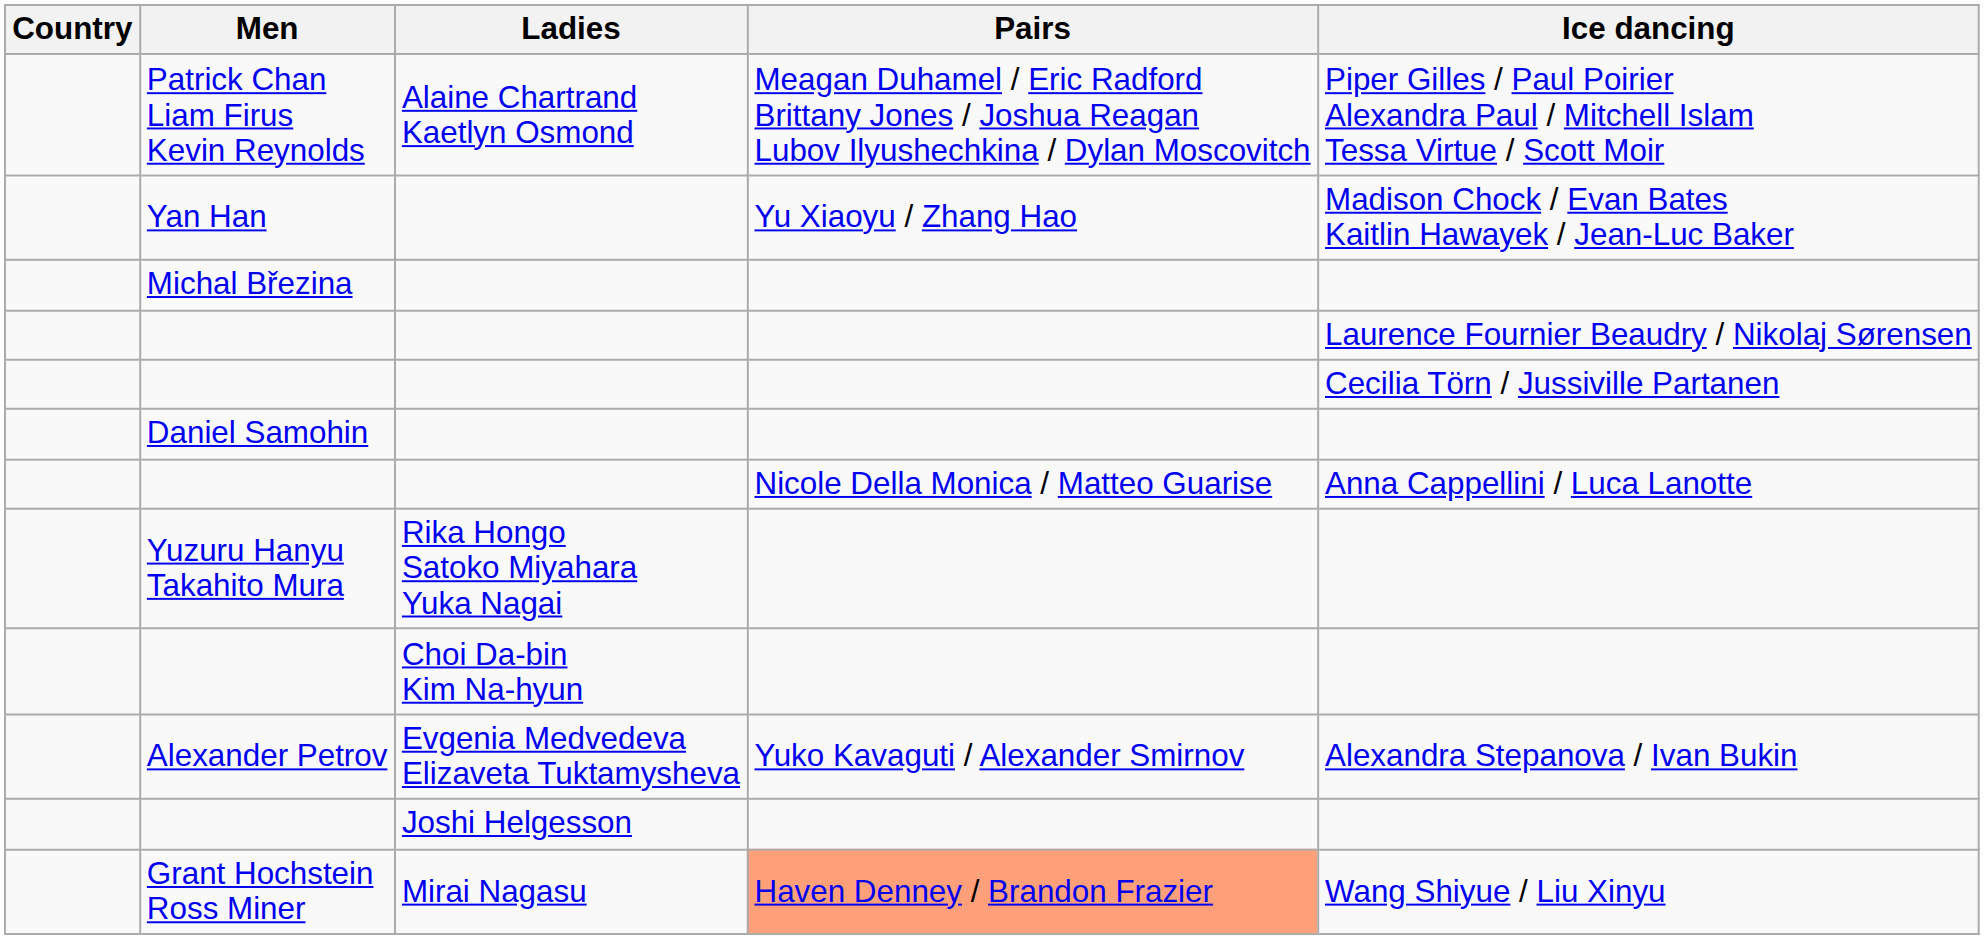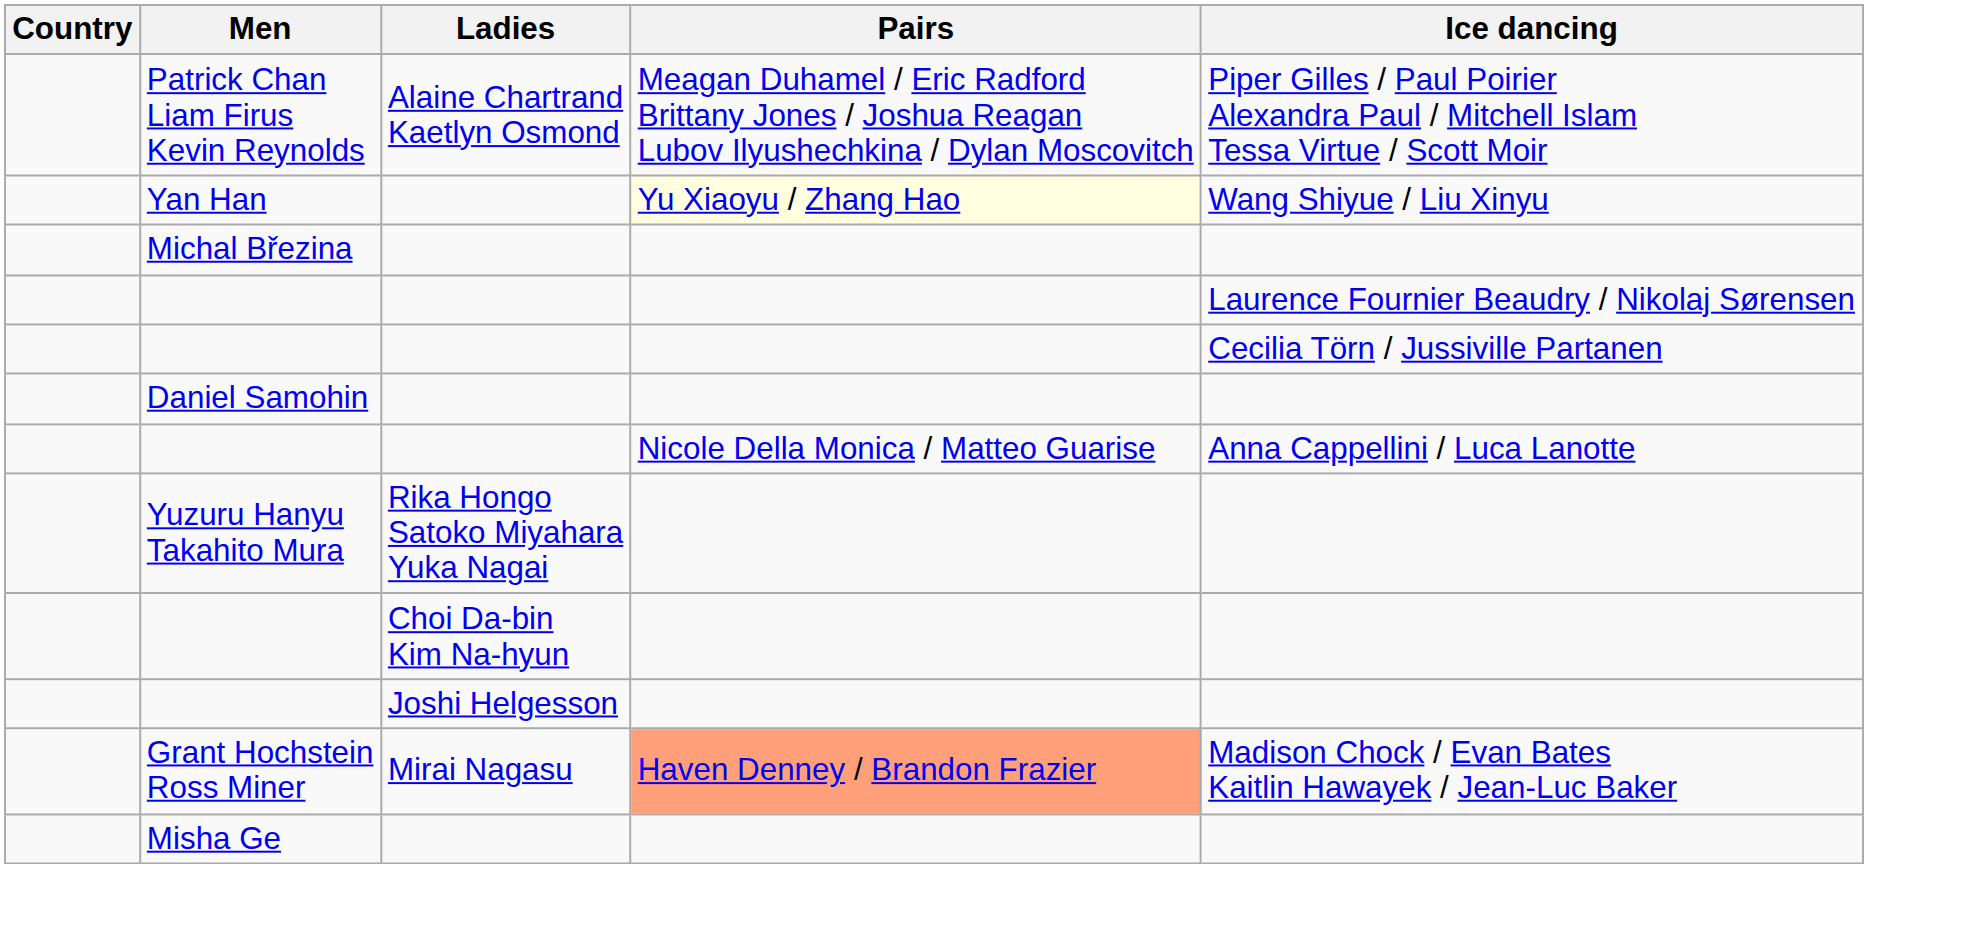(916, 217) no background -> (799, 199) lightyellow background
(1559, 217) Madison Chock / Evan Bates Kaitlin Hawayek / Jean-Luc Baker -> (1379, 199) Wang Shiyue / Liu Xinyu
- row: (267, 756)
(1495, 890) Wang Shiyue / Liu Xinyu -> (1443, 770) Madison Chock / Evan Bates Kaitlin Hawayek / Jean-Luc Baker
+ row: (214, 837)
